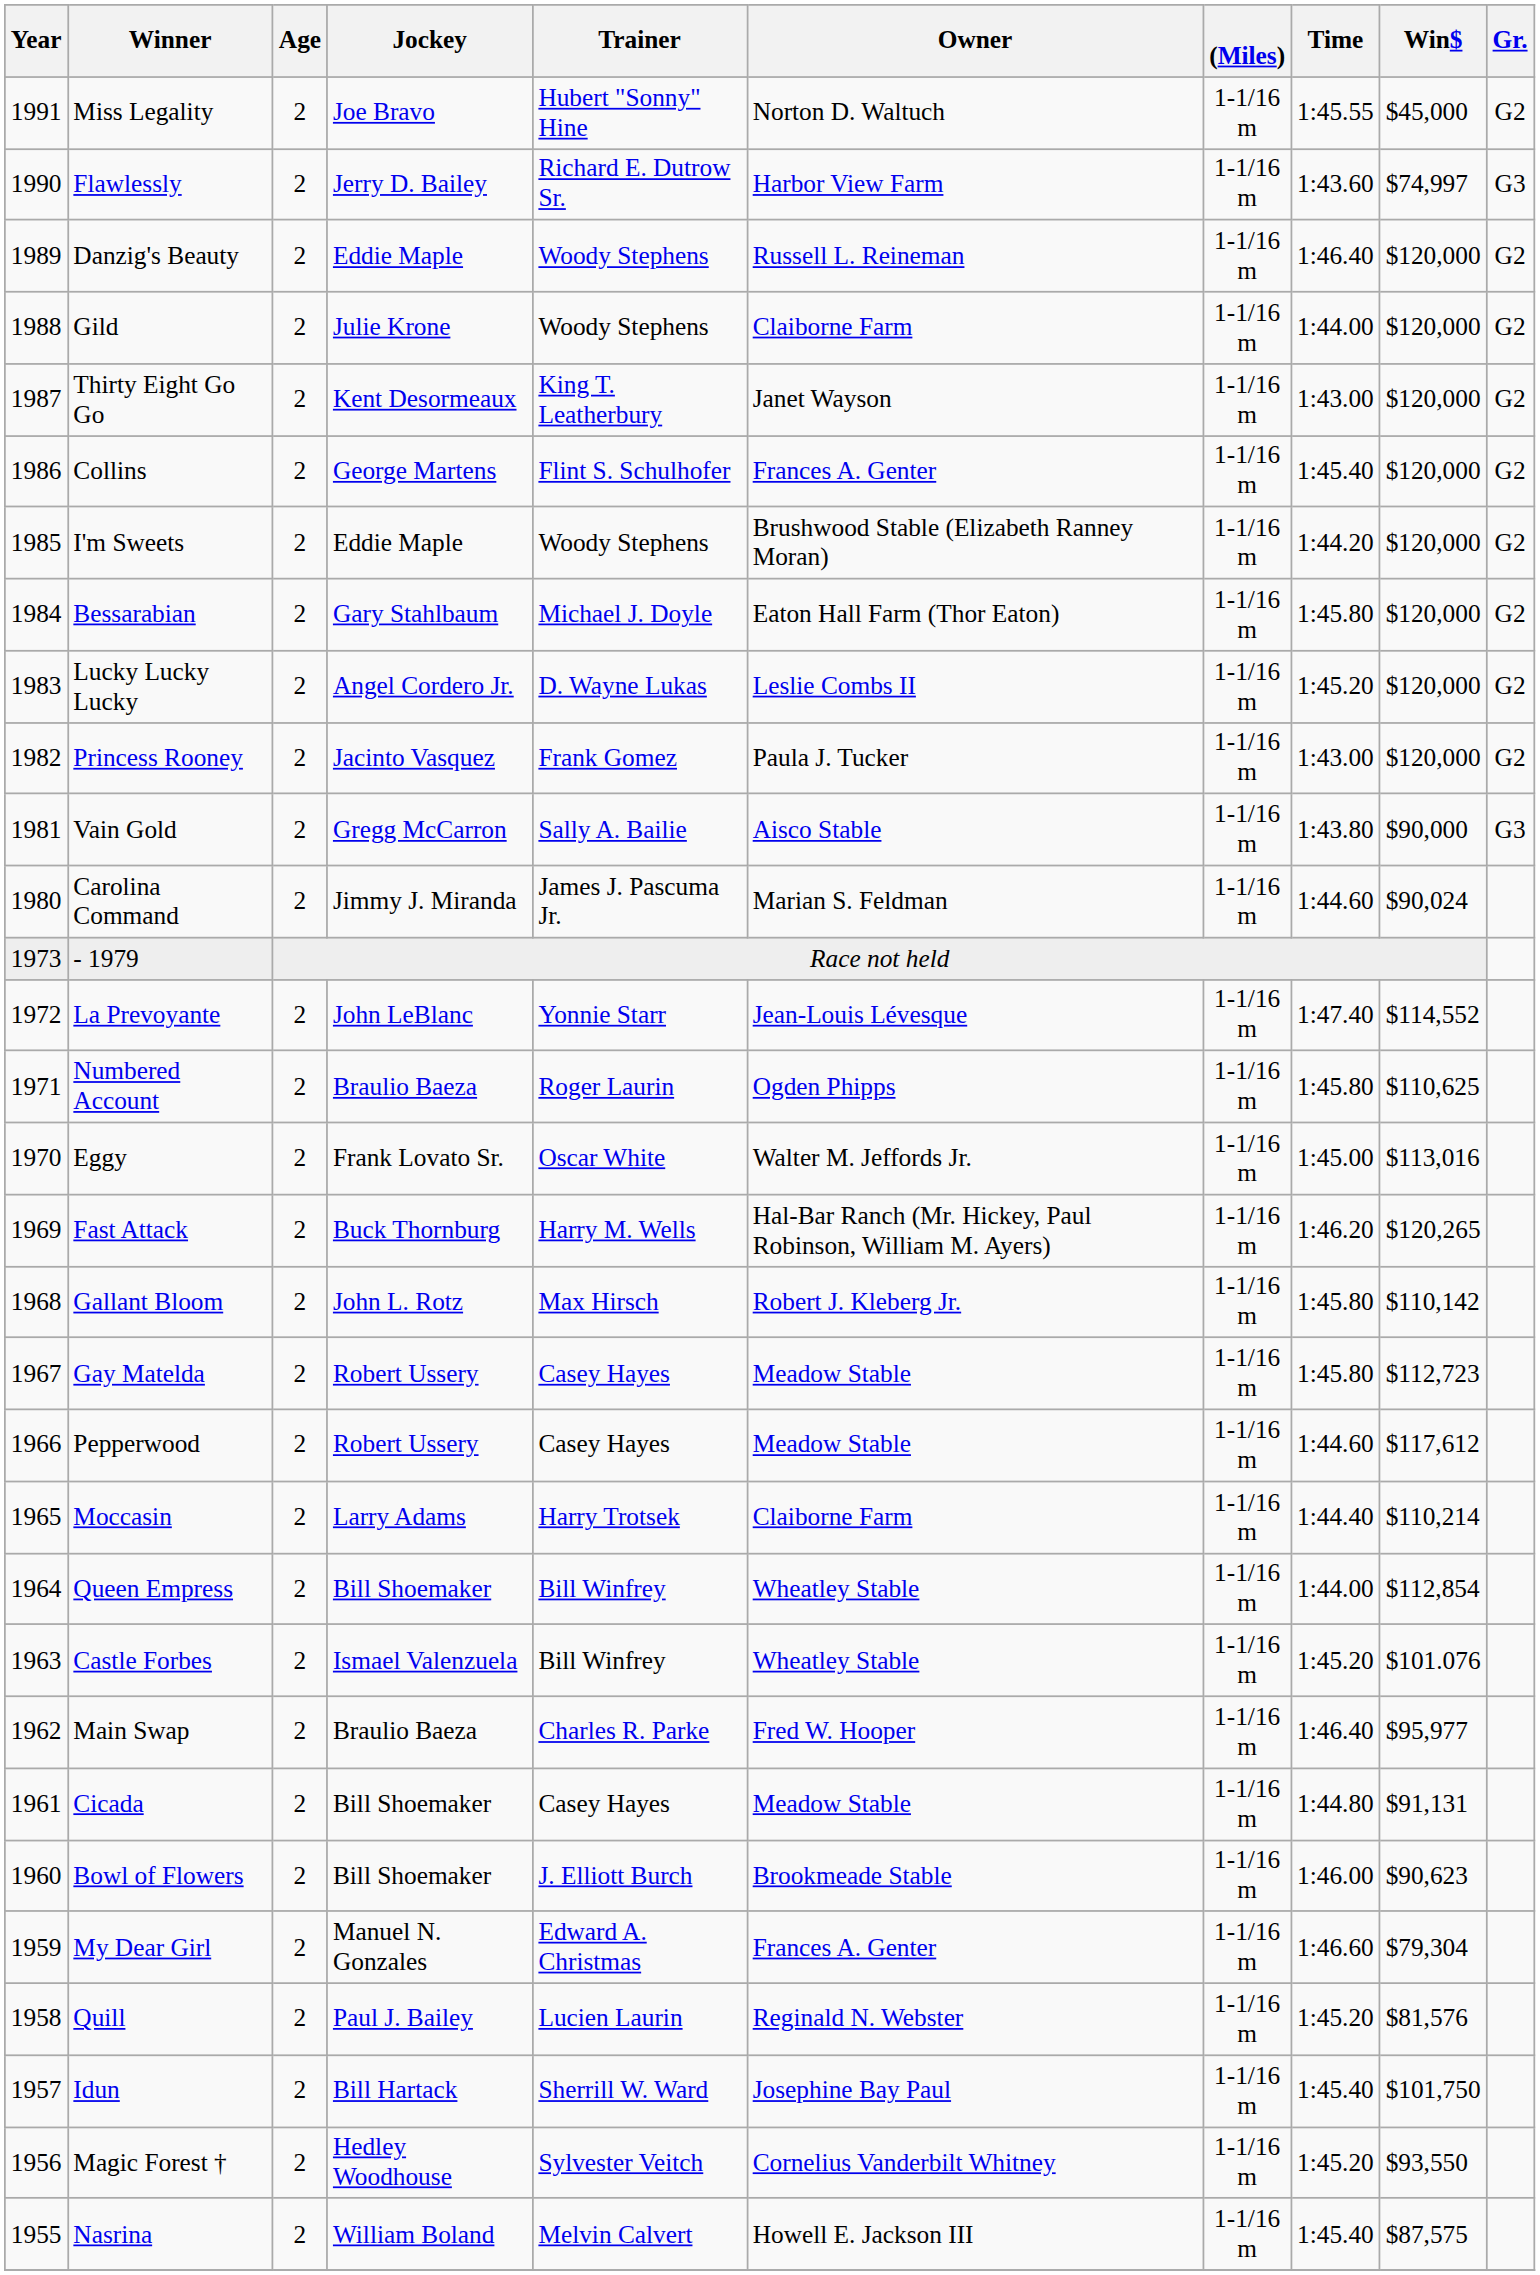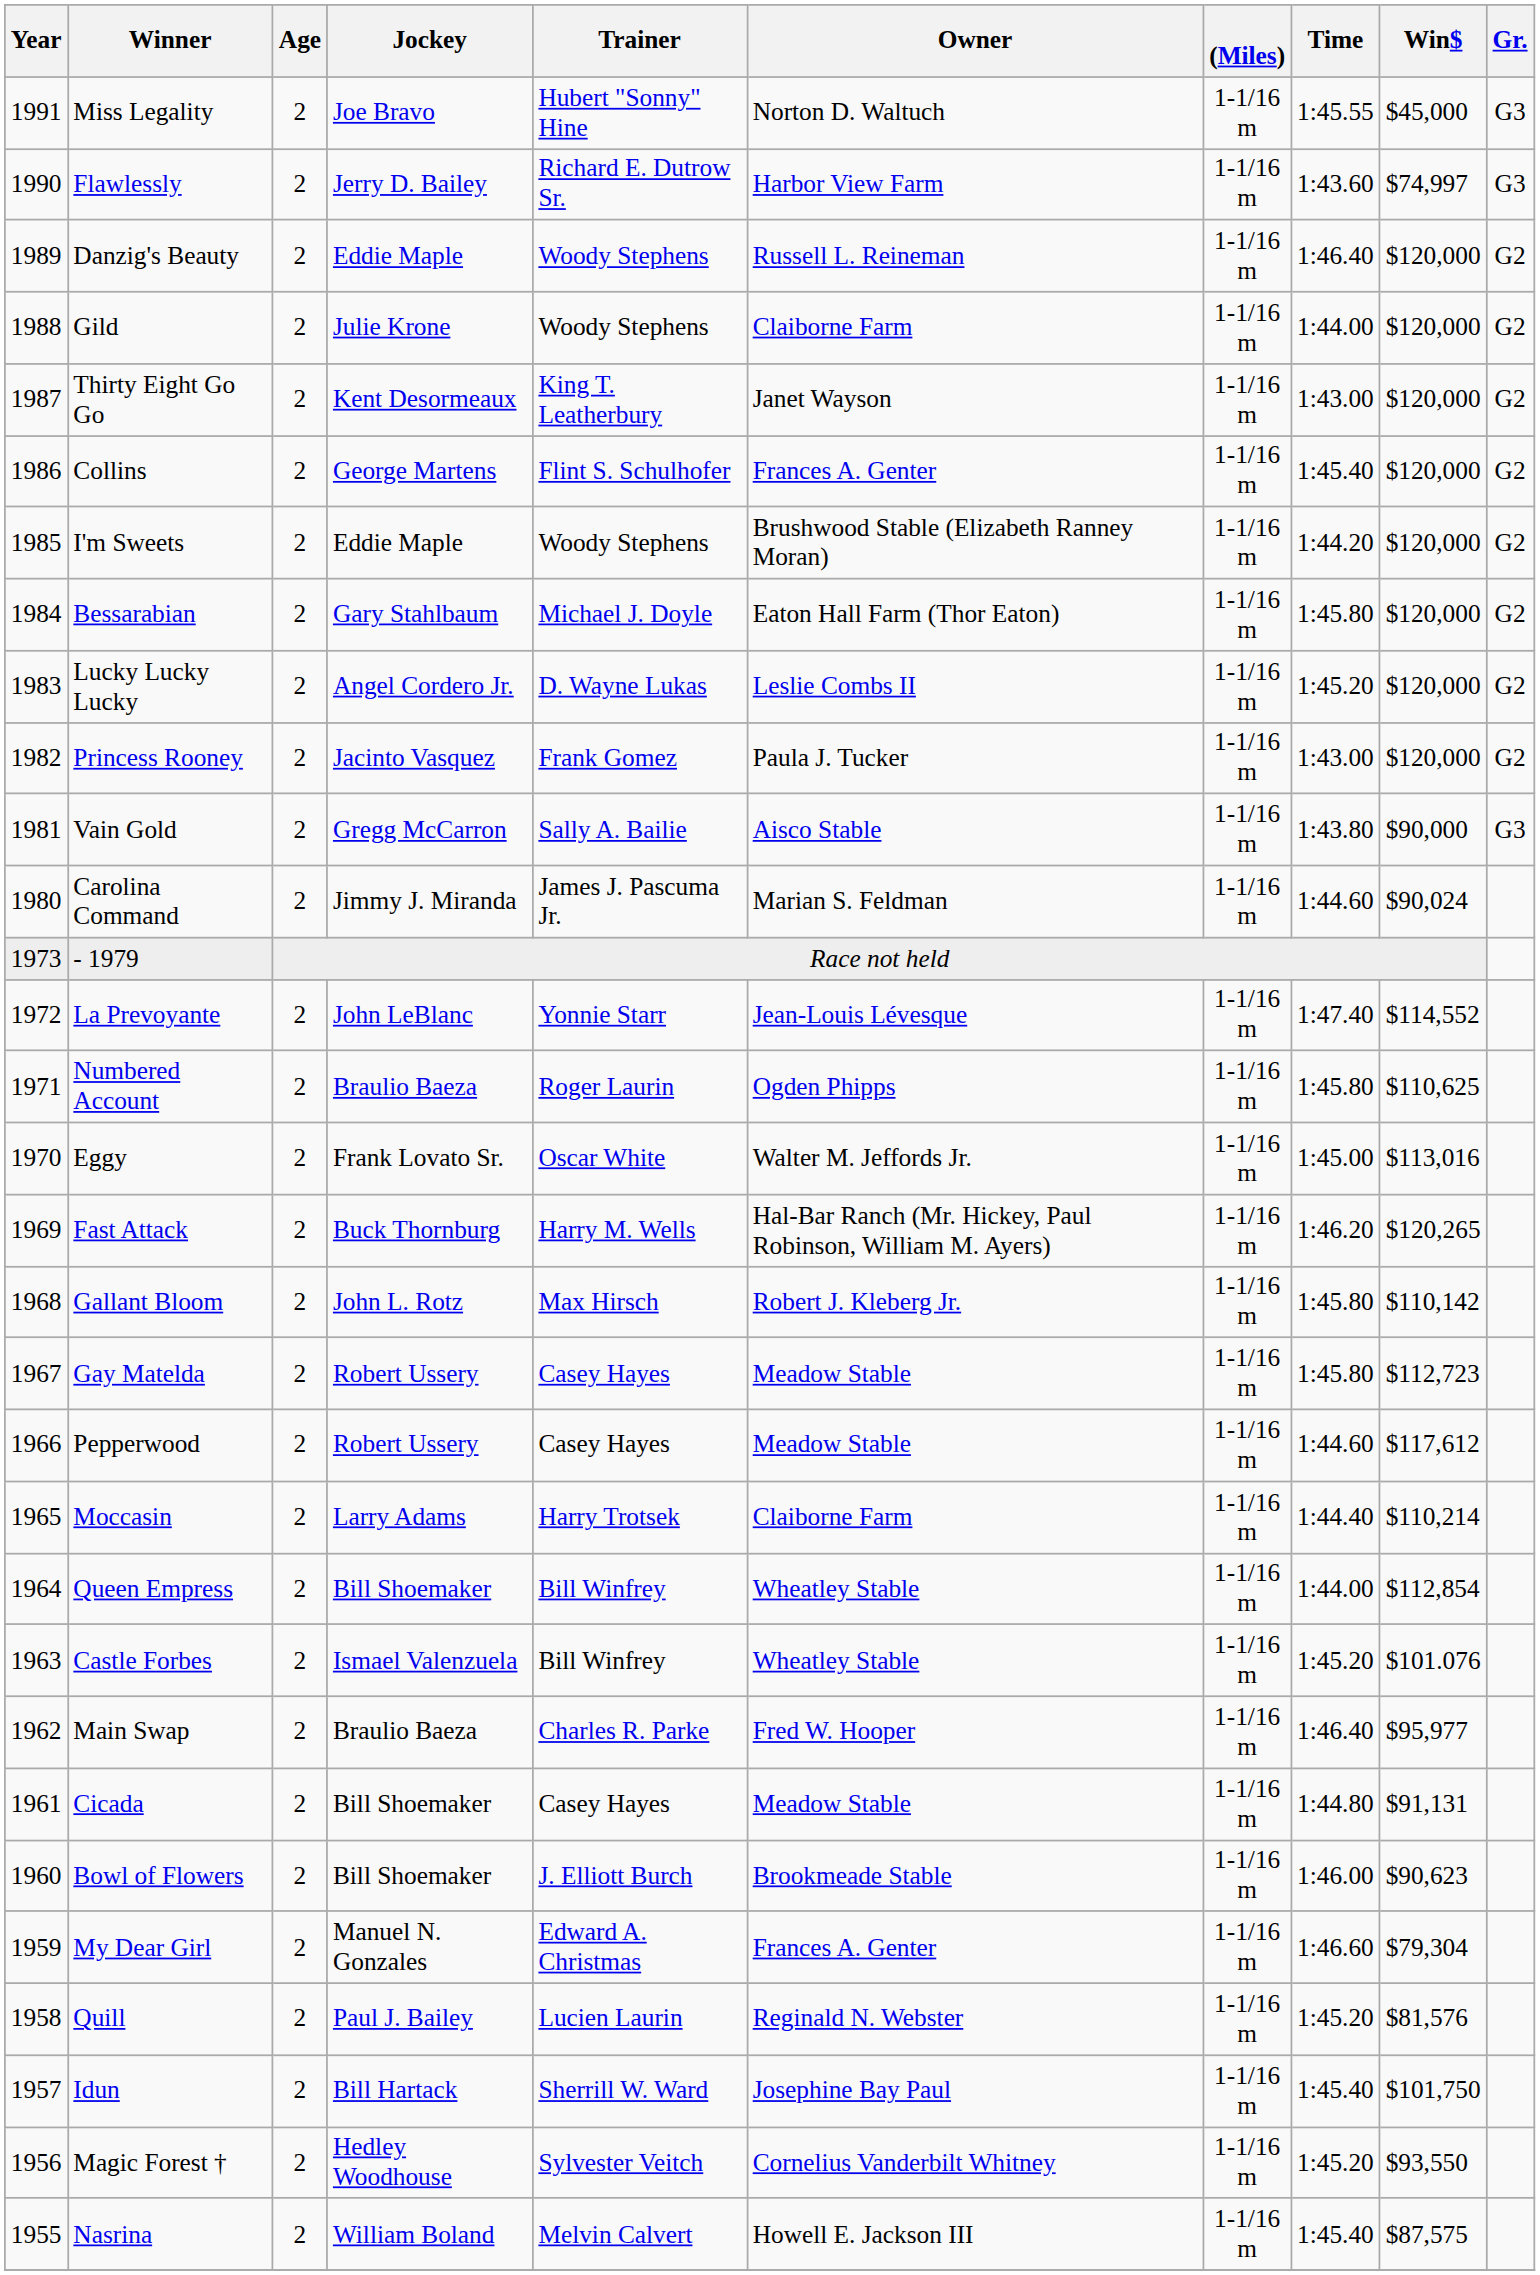(1510, 112) G2 -> (1510, 112) G3
